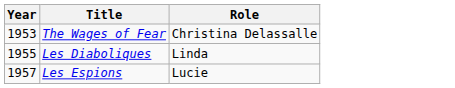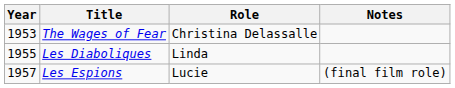+ column: (385, 14)
